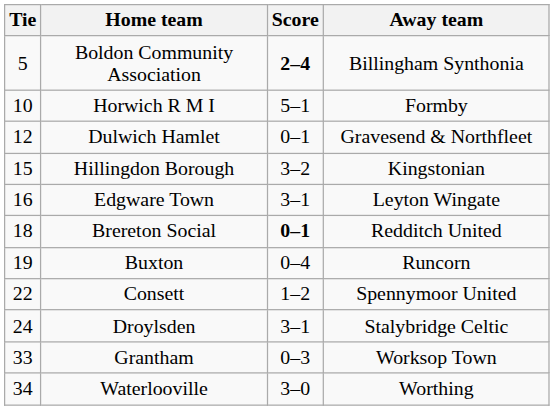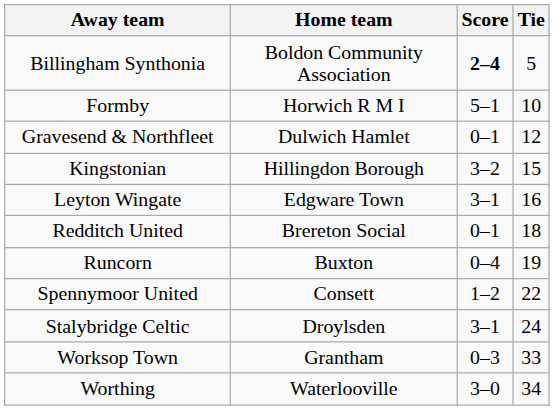columns swapped: (23, 20) <-> (436, 20)
(295, 231) bold -> (485, 231) normal
